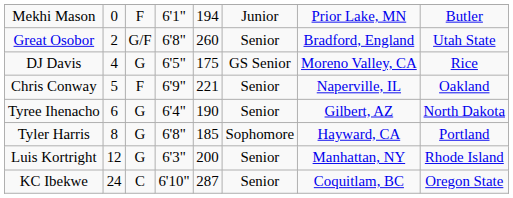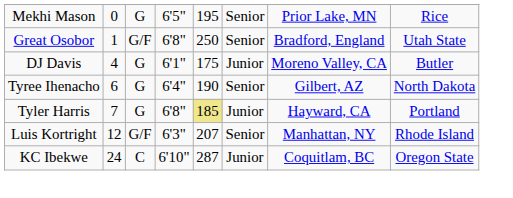(140, 16) F -> (140, 16) G
(174, 16) 6'1" -> (174, 16) 6'5"
(208, 16) 194 -> (208, 16) 195
(260, 16) Junior -> (245, 16) Senior
(464, 16) Butler -> (435, 16) Rice
(114, 39) 2 -> (114, 39) 1
(208, 39) 260 -> (208, 39) 250
(174, 63) 6'5" -> (174, 63) 6'1"
(260, 63) GS Senior -> (245, 63) Junior
(464, 63) Rice -> (435, 63) Butler
- row: (54, 87)
(114, 134) 8 -> (114, 110) 7
(208, 134) no background -> (208, 110) khaki background
(260, 134) Sophomore -> (245, 110) Junior
(140, 157) G -> (140, 134) G/F
(208, 157) 200 -> (208, 134) 207
(260, 181) Senior -> (245, 157) Junior
